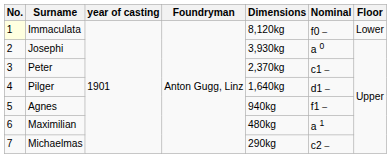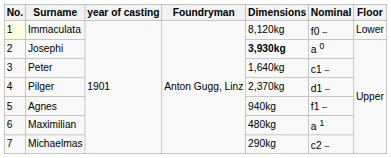(266, 49) normal -> (267, 49) bold
(266, 68) 2,370kg -> (266, 68) 1,640kg
(266, 87) 1,640kg -> (266, 87) 2,370kg
